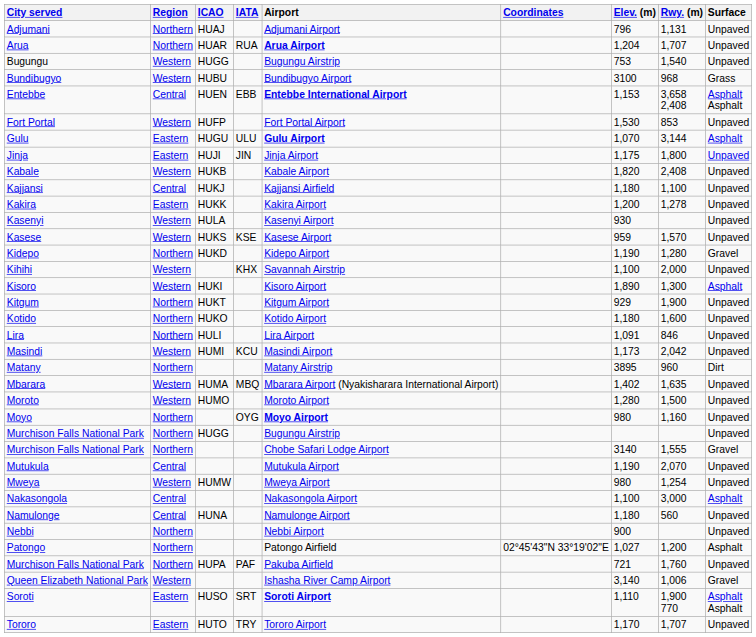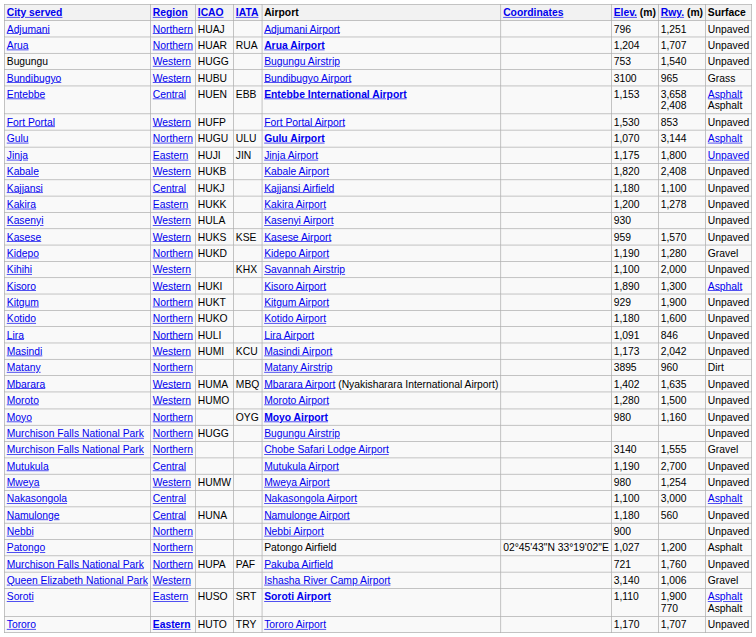(674, 29) 1,131 -> (674, 29) 1,251
(669, 78) 968 -> (669, 78) 965
(171, 139) Eastern -> (173, 139) Northern
(674, 466) 2,070 -> (674, 466) 2,700
(171, 625) normal -> (172, 625) bold
